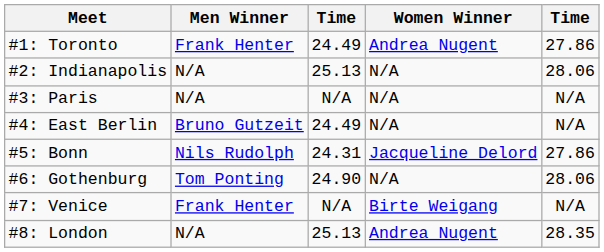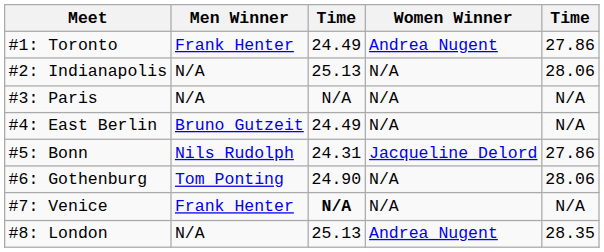(336, 206) normal -> (336, 206) bold
(433, 206) Birte Weigang -> (384, 206) N/A
